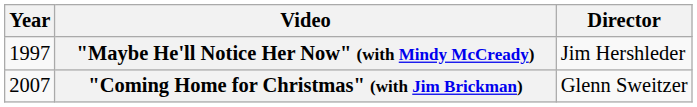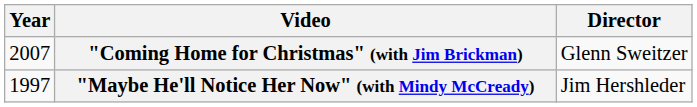rows swapped: (306, 53) <-> (306, 85)
